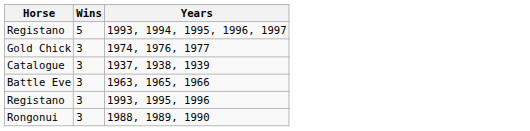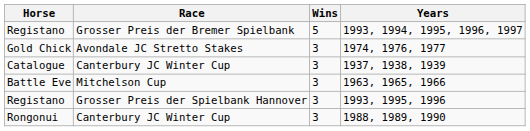+ column: (192, 13)
